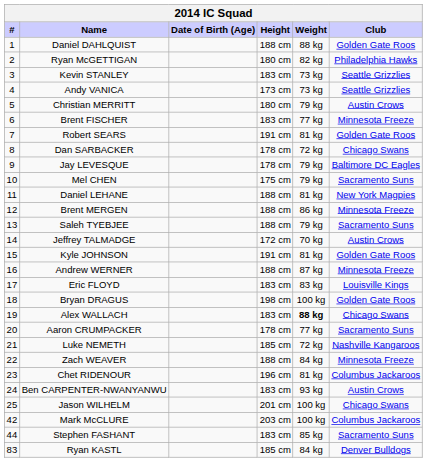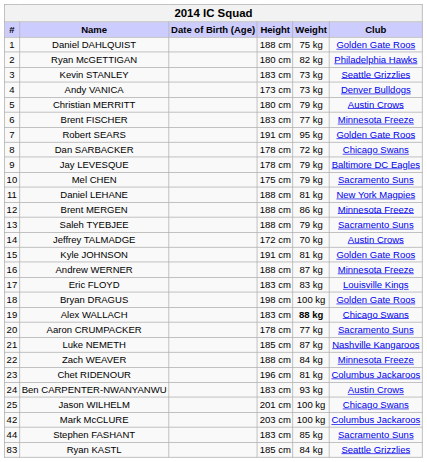(311, 44) 88 kg -> (311, 44) 75 kg
(376, 89) Seattle Grizzlies -> (376, 89) Denver Bulldogs
(311, 134) 81 kg -> (311, 134) 95 kg
(311, 344) 72 kg -> (311, 344) 87 kg
(376, 449) Denver Bulldogs -> (376, 449) Seattle Grizzlies
